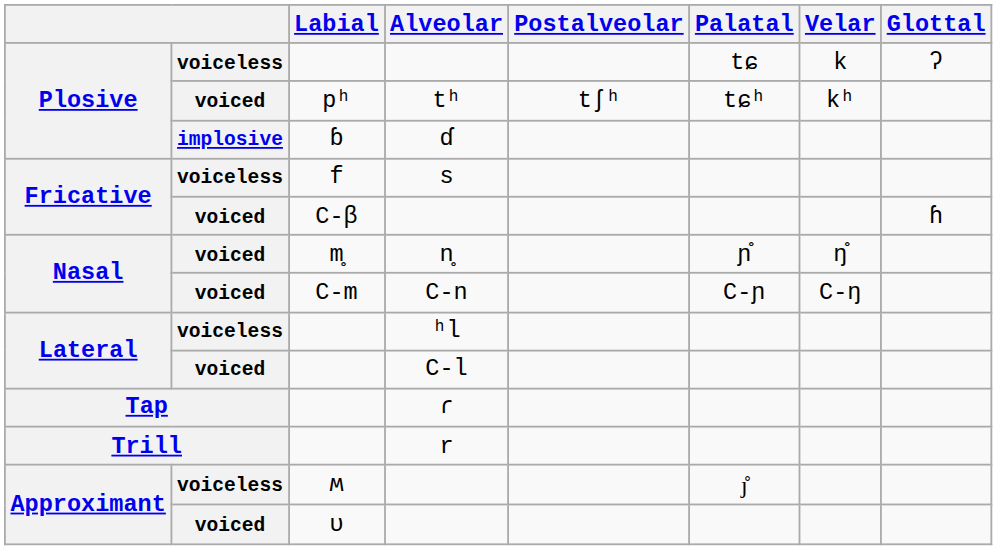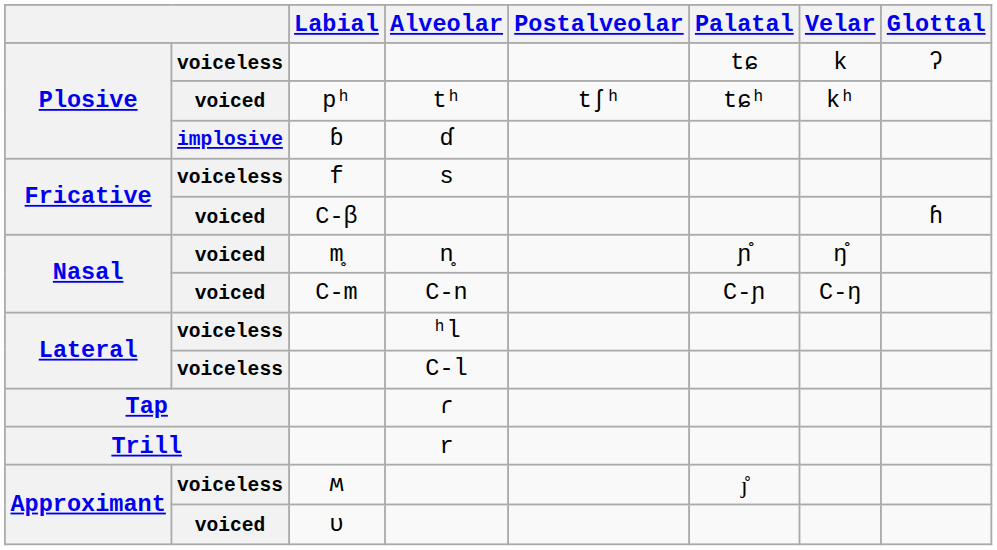(230, 370) voiced -> (230, 370) voiceless
